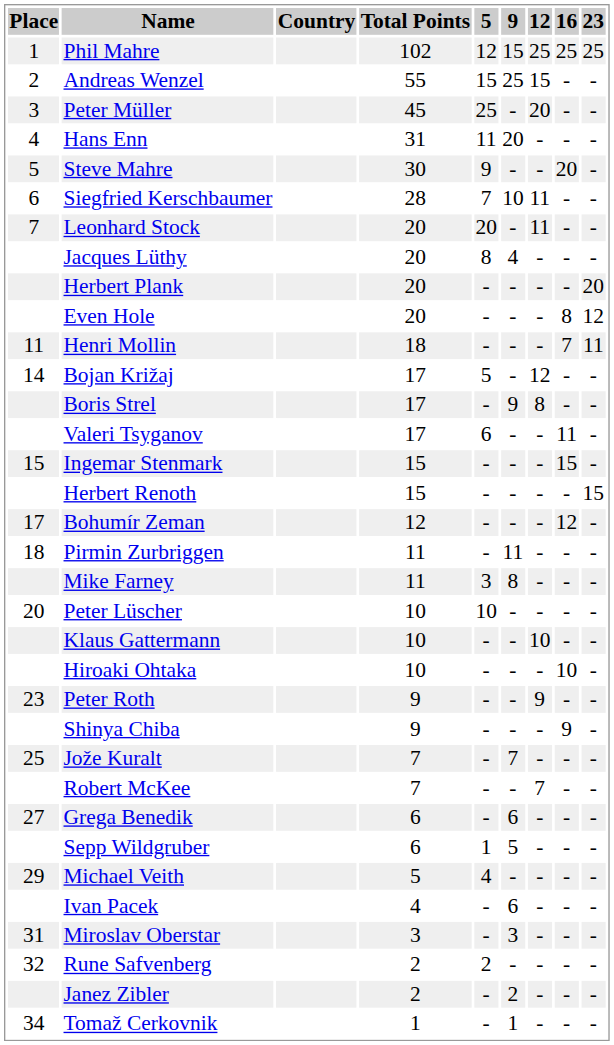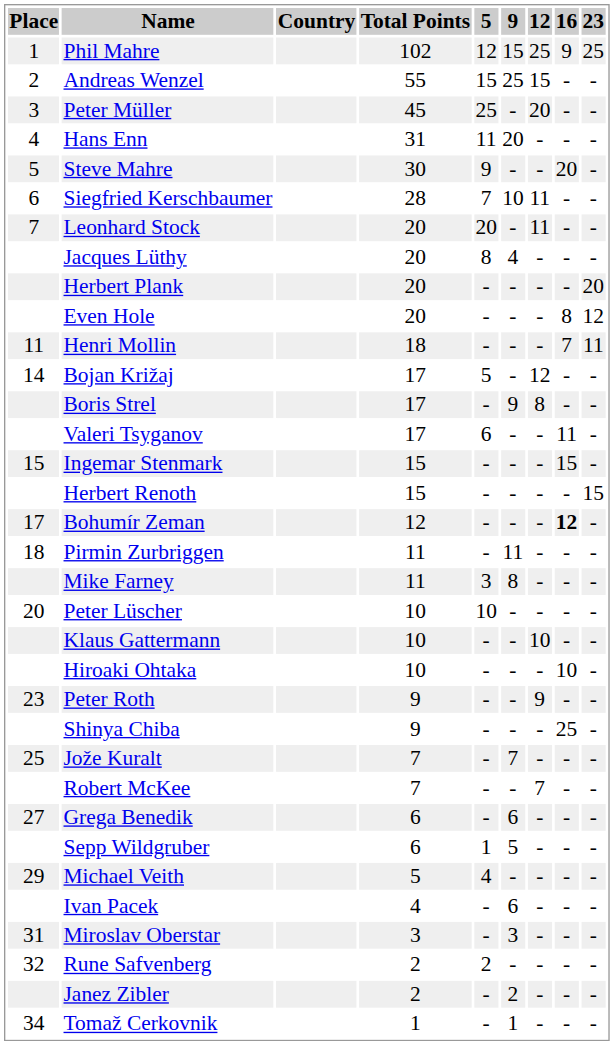(567, 50) 25 -> (567, 50) 9
(567, 522) normal -> (567, 522) bold
(567, 728) 9 -> (567, 728) 25
